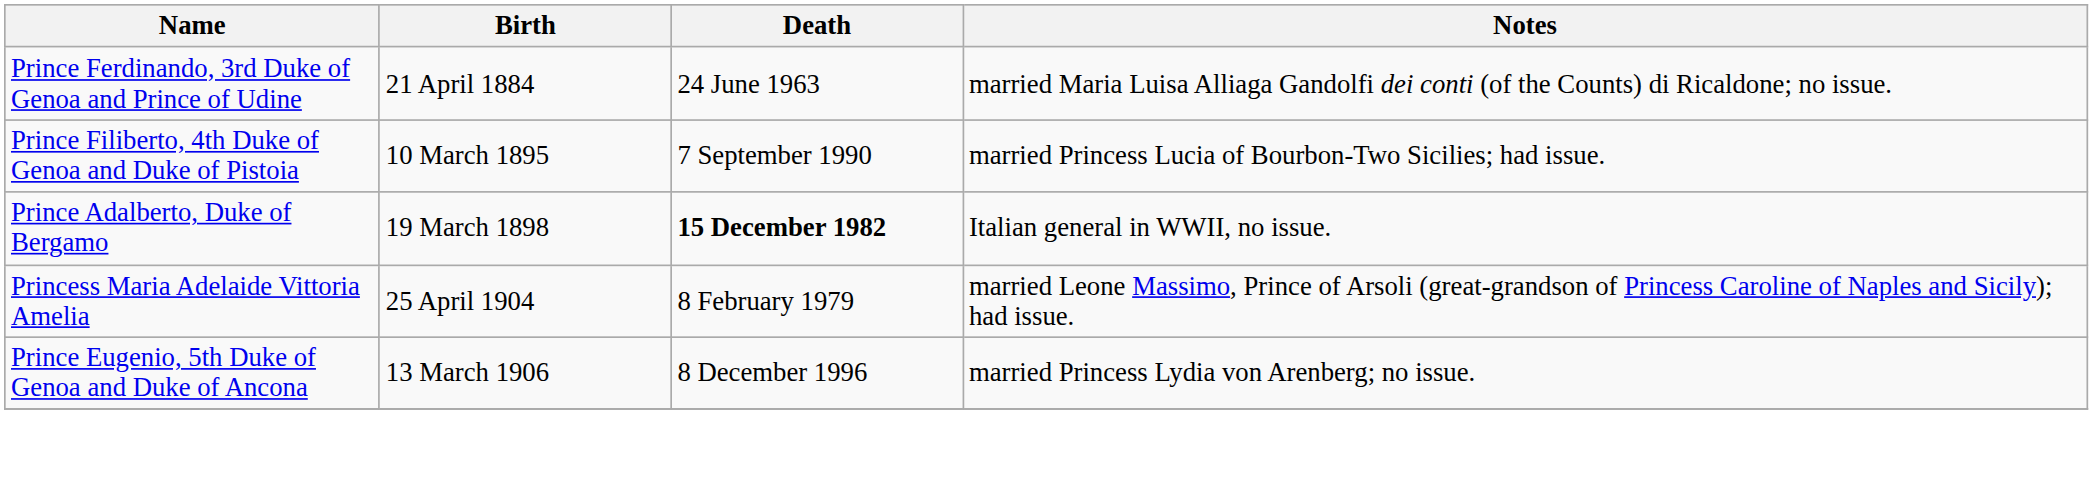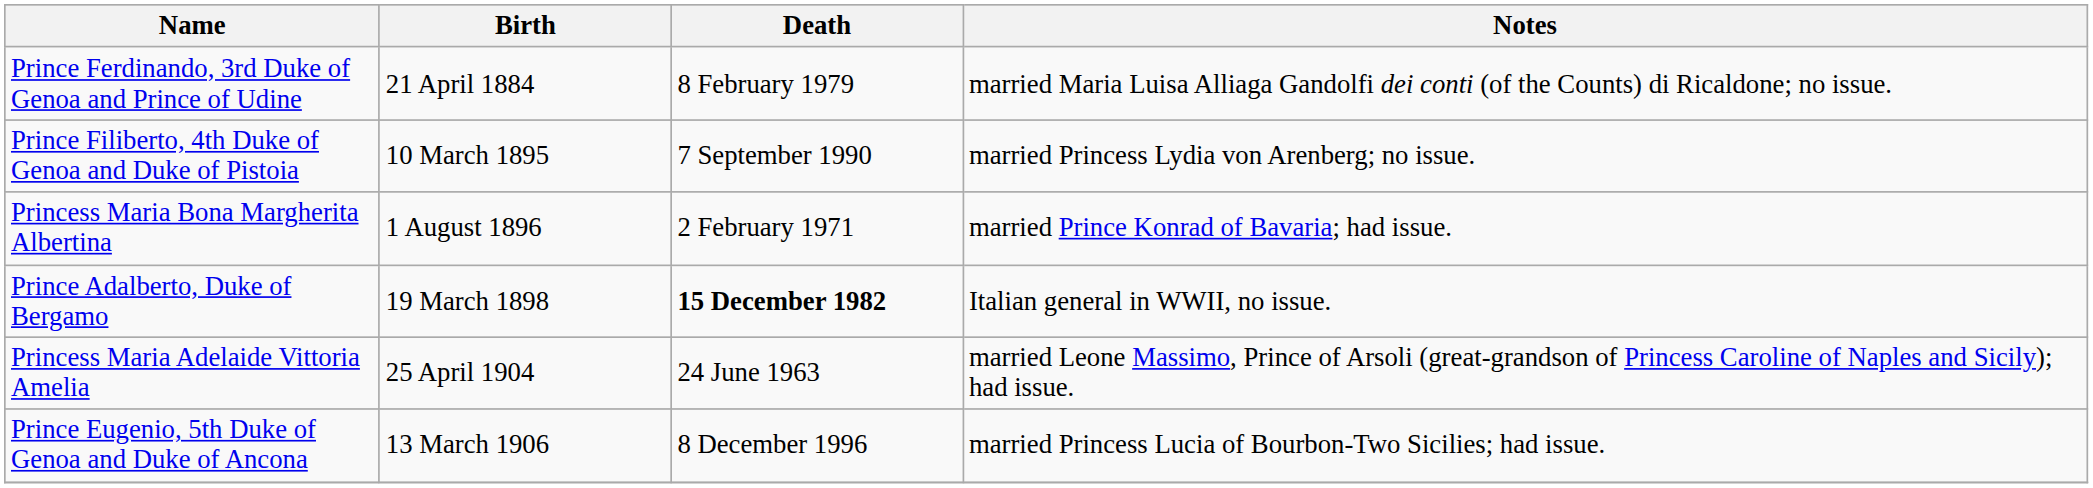(749, 83) 24 June 1963 -> (766, 83) 8 February 1979
(1287, 155) married Princess Lucia of Bourbon-Two Sicilies; had issue. -> (1222, 155) married Princess Lydia von Arenberg; no issue.
+ row: (185, 227)
(766, 300) 8 February 1979 -> (749, 372) 24 June 1963
(1222, 372) married Princess Lydia von Arenberg; no issue. -> (1287, 445) married Princess Lucia of Bourbon-Two Sicilies; had issue.
